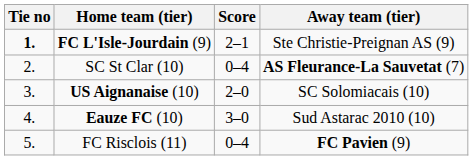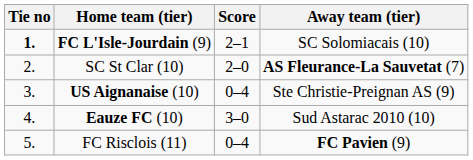(364, 42) Ste Christie-Preignan AS (9) -> (364, 42) SC Solomiacais (10)
(237, 67) 0–4 -> (237, 67) 2–0
(237, 92) 2–0 -> (237, 92) 0–4
(364, 92) SC Solomiacais (10) -> (364, 92) Ste Christie-Preignan AS (9)
